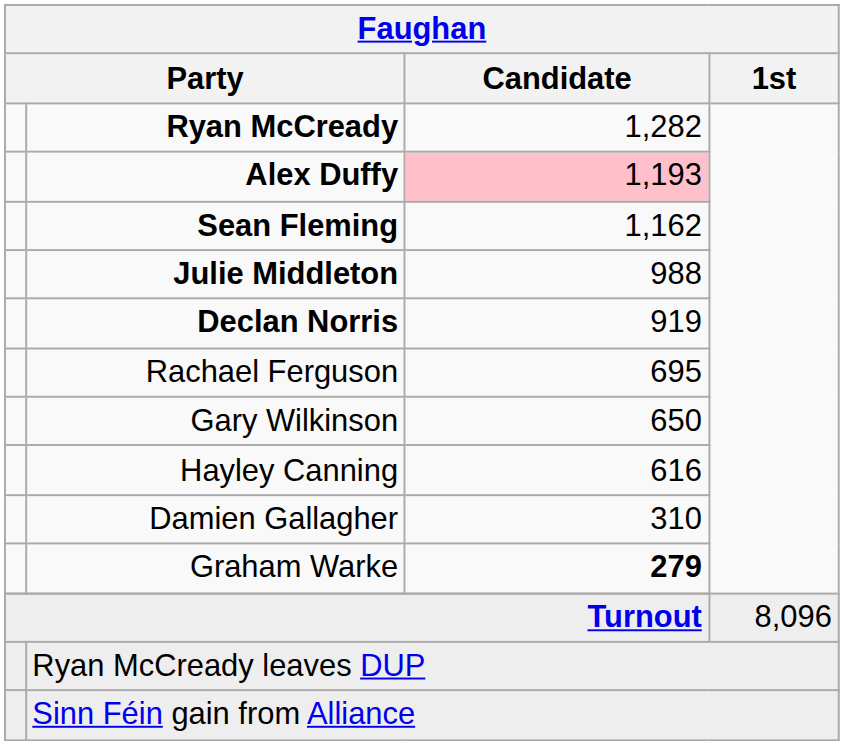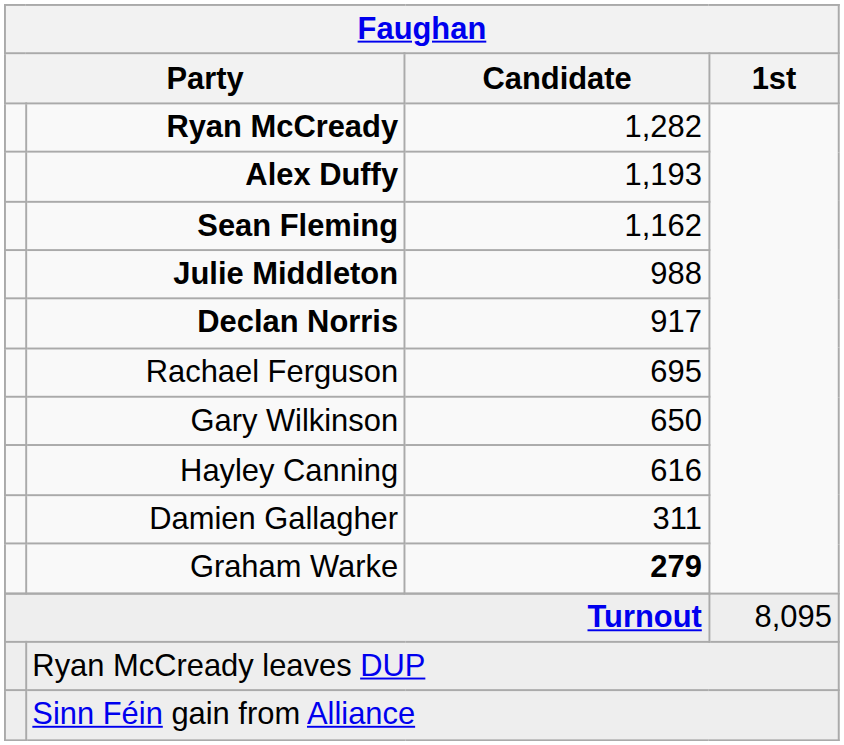(663, 175) pink background -> (663, 175) no background
(676, 322) 919 -> (676, 322) 917
(676, 518) 310 -> (677, 518) 311
(793, 616) 8,096 -> (793, 616) 8,095
